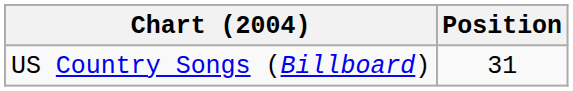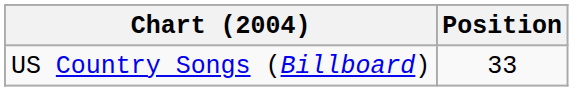(502, 66) 31 -> (502, 66) 33
